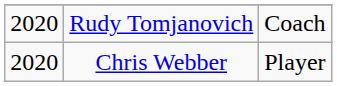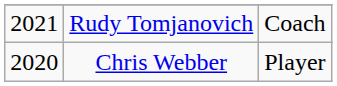(34, 23) 2020 -> (34, 23) 2021
